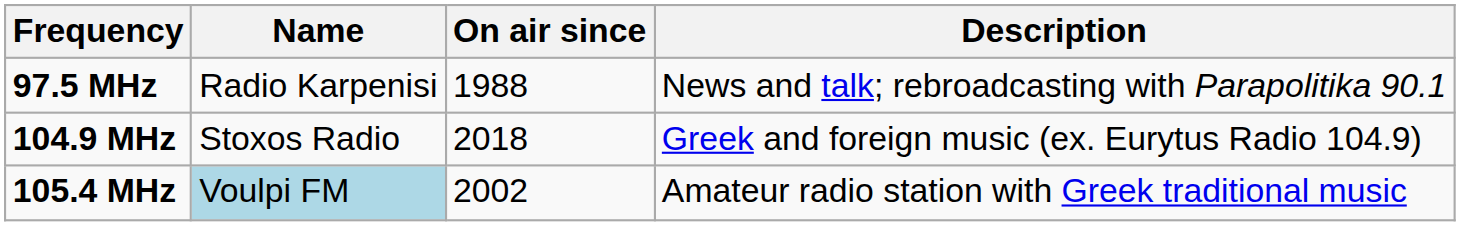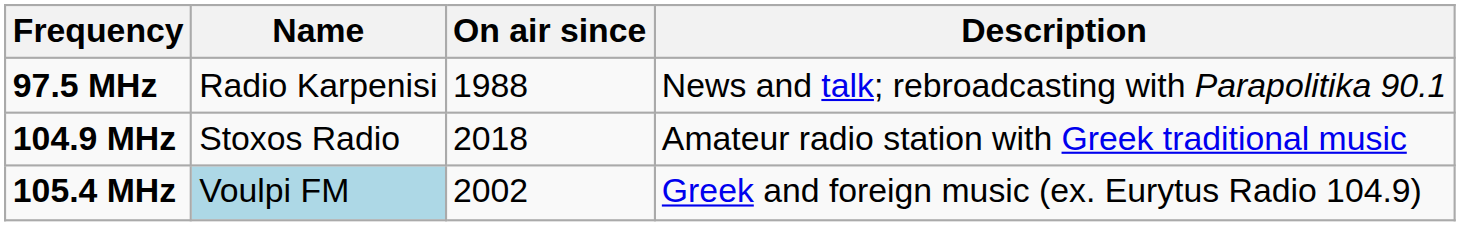(1042, 138) Greek and foreign music (ex. Eurytus Radio 104.9) -> (1034, 138) Amateur radio station with Greek traditional music
(1034, 191) Amateur radio station with Greek traditional music -> (1042, 191) Greek and foreign music (ex. Eurytus Radio 104.9)
